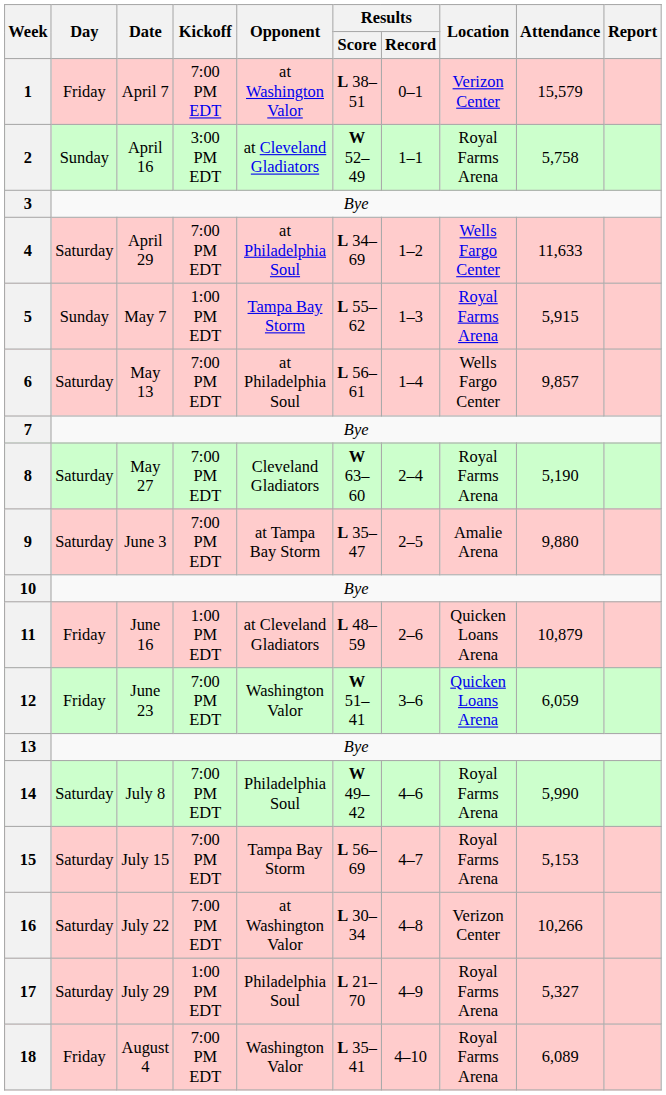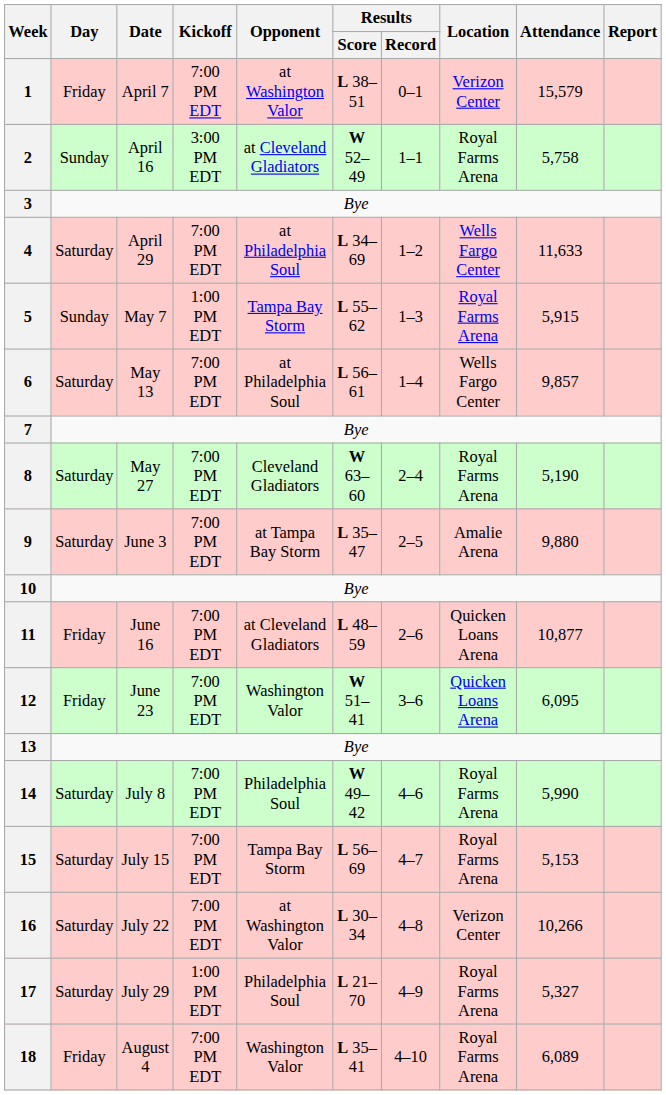(205, 634) 1:00 PM EDT -> (205, 634) 7:00 PM EDT
(560, 634) 10,879 -> (560, 634) 10,877
(560, 700) 6,059 -> (560, 700) 6,095
